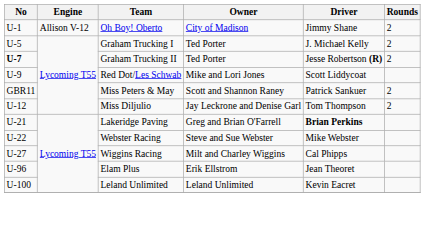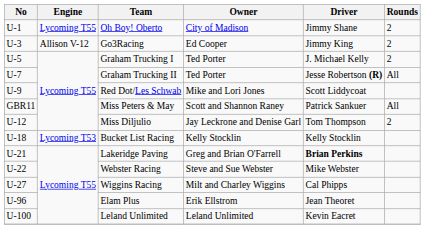(64, 27) Allison V-12 -> (68, 27) Lycoming T55
+ row: (122, 43)
(14, 59) bold -> (14, 74) normal
(389, 59) 2 -> (393, 74) All
(389, 90) 2 -> (393, 106) All
+ row: (137, 137)
